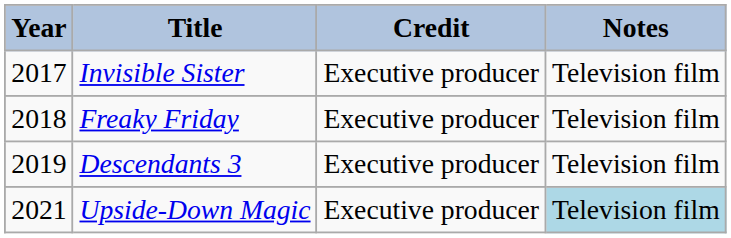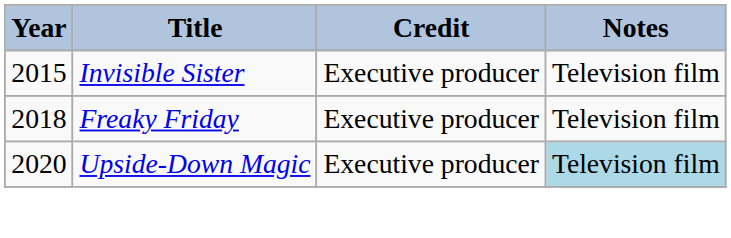(39, 73) 2017 -> (39, 73) 2015
- row: (160, 164)
(39, 209) 2021 -> (39, 164) 2020
